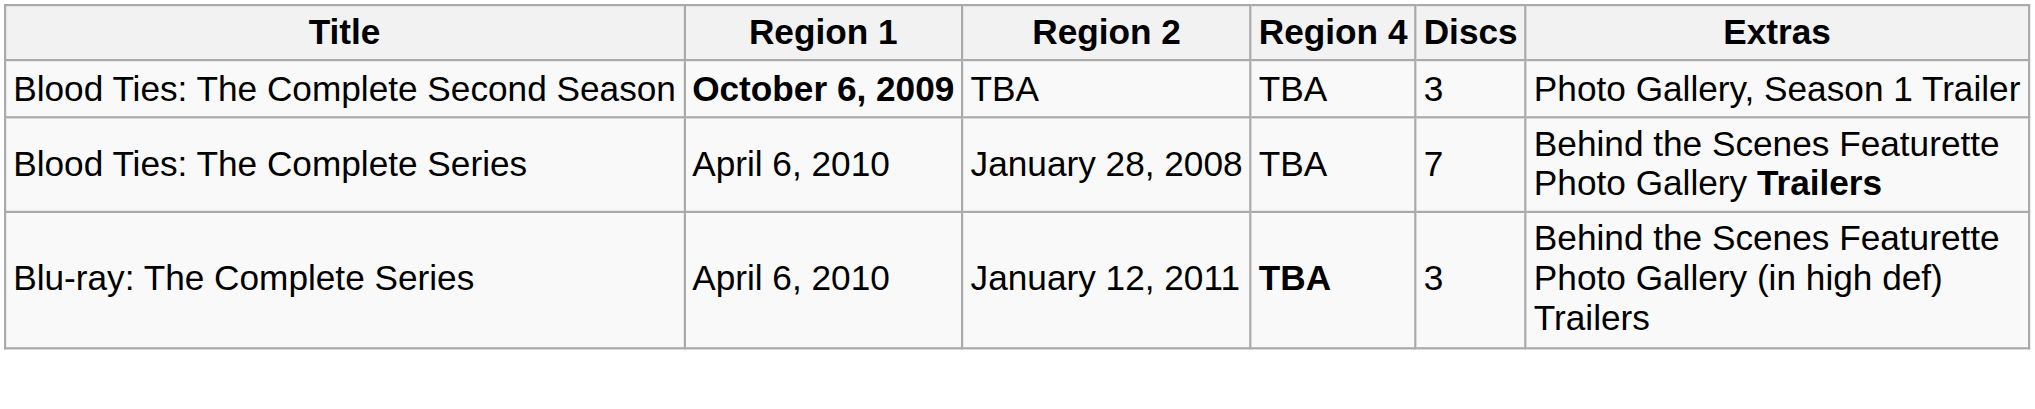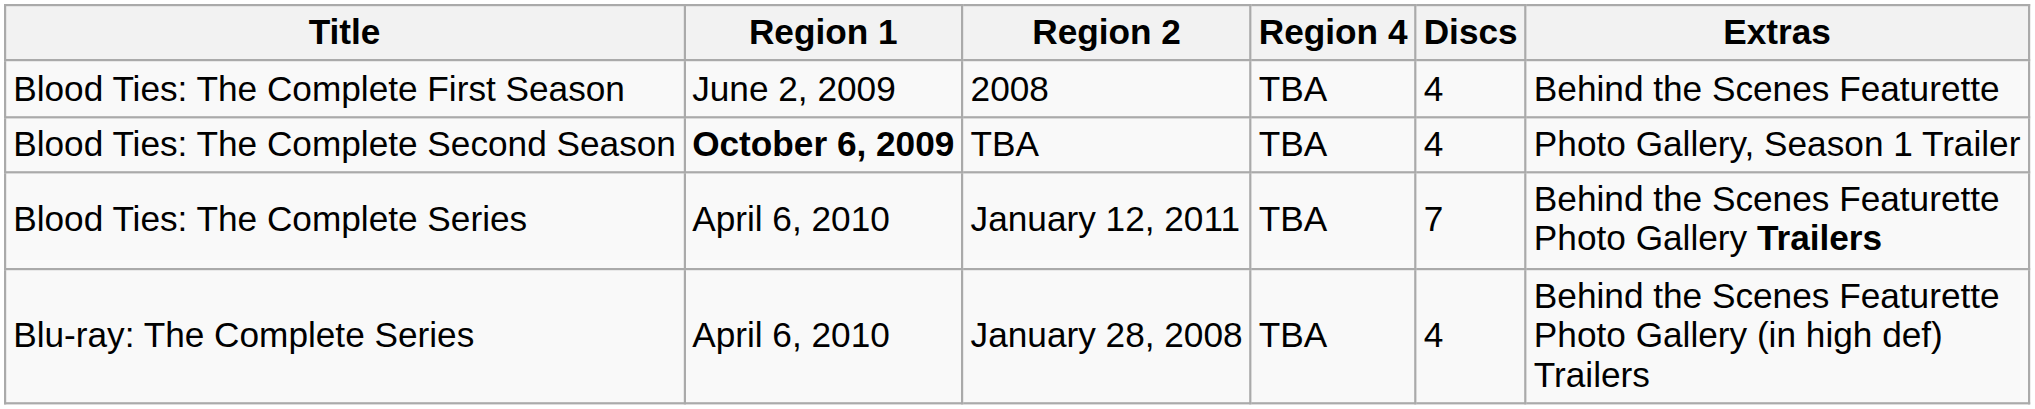+ row: (319, 88)
(1433, 88) 3 -> (1433, 144) 4
(1107, 163) January 28, 2008 -> (1105, 219) January 12, 2011
(1105, 279) January 12, 2011 -> (1107, 334) January 28, 2008
(1295, 279) bold -> (1293, 334) normal
(1433, 279) 3 -> (1433, 334) 4
